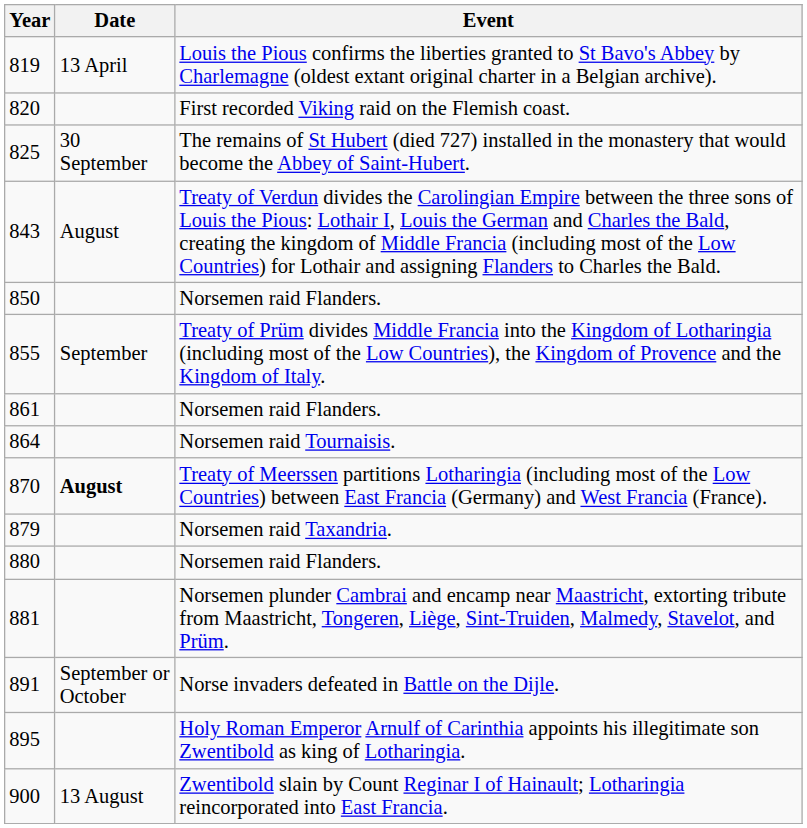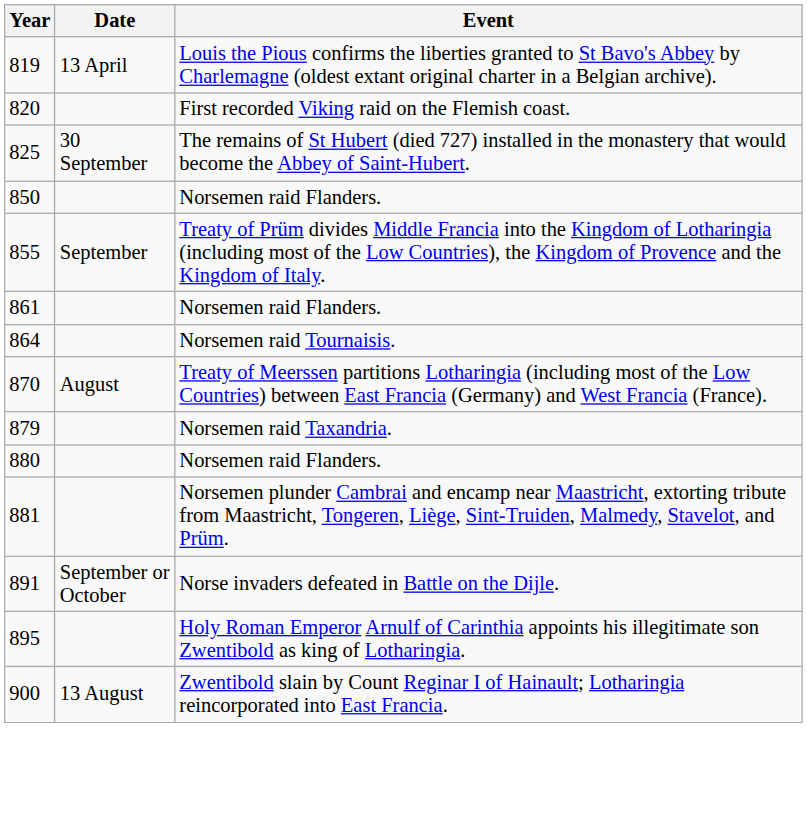- row: (25, 231)
(91, 485) bold -> (89, 384) normal
